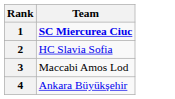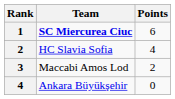+ column: (153, 13)
